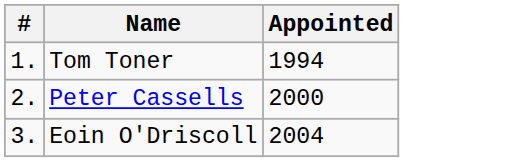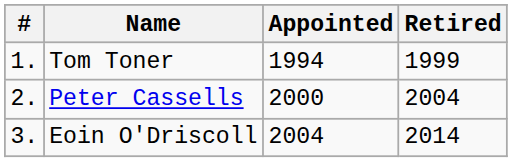+ column: (453, 24)
